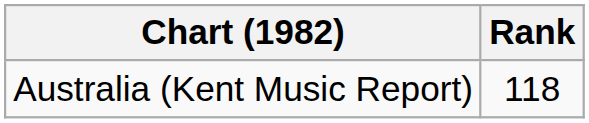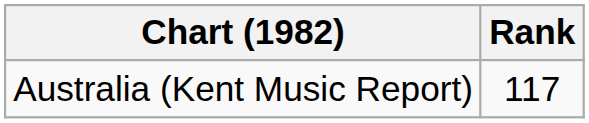(532, 88) 118 -> (532, 88) 117
